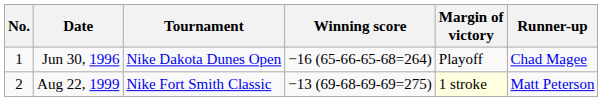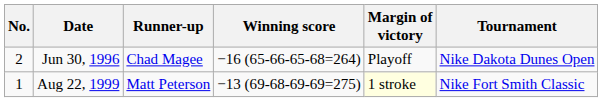columns swapped: (204, 26) <-> (552, 26)
(19, 59) 1 -> (19, 59) 2
(19, 84) 2 -> (19, 84) 1
